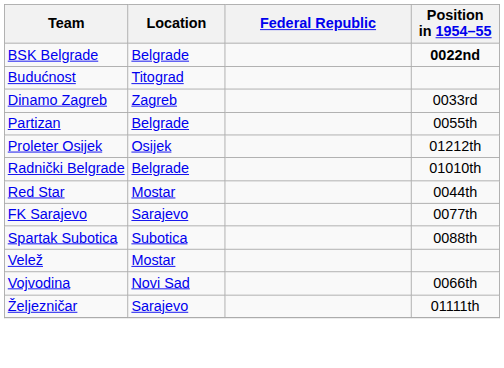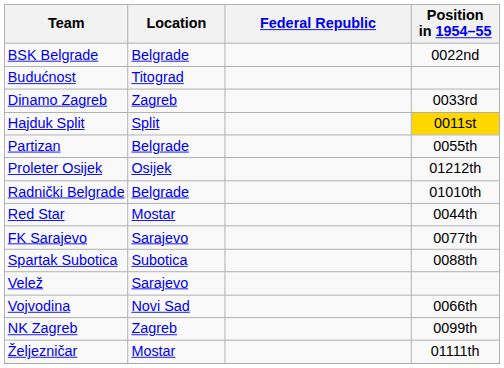(455, 54) bold -> (455, 54) normal
+ row: (46, 123)
(153, 260) Mostar -> (160, 283) Sarajevo
+ row: (43, 329)
(160, 306) Sarajevo -> (153, 351) Mostar
